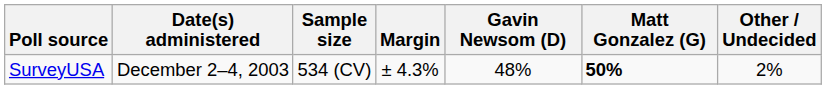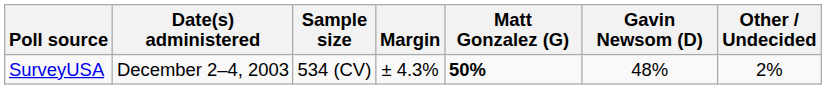columns swapped: (650, 30) <-> (513, 30)
